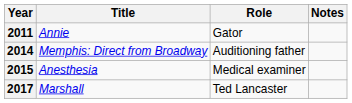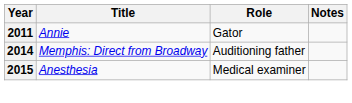- row: (20, 88)
